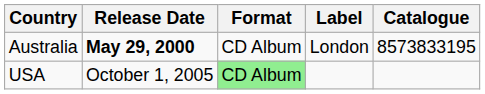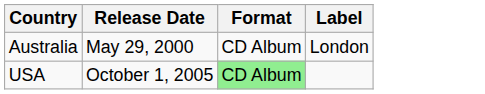- column: (426, 18)
(140, 46) bold -> (140, 46) normal
